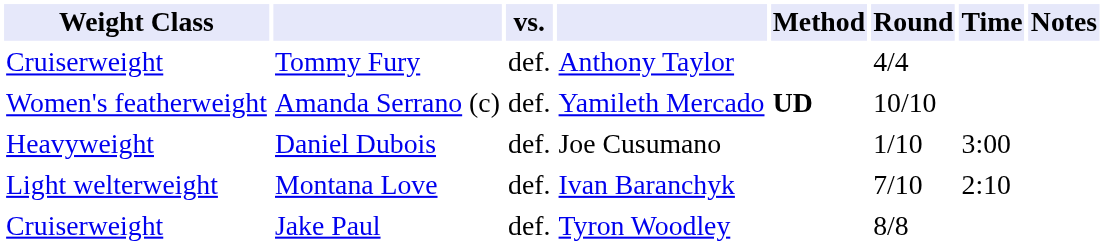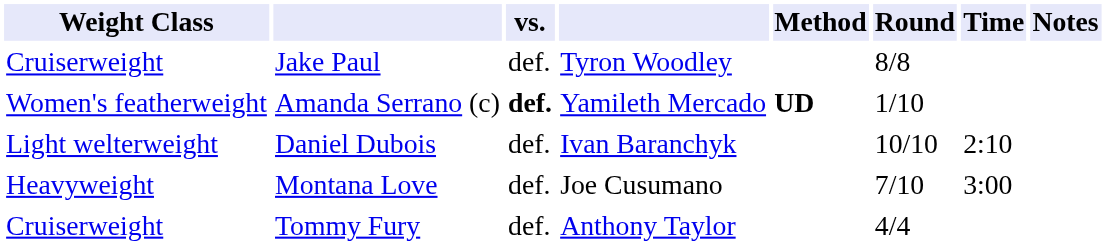rows swapped: (328, 225) <-> (348, 62)
(529, 103) normal -> (530, 103) bold
(905, 103) 10/10 -> (899, 103) 1/10
(80, 144) Heavyweight -> (112, 144) Light welterweight
(640, 144) Joe Cusumano -> (648, 144) Ivan Baranchyk
(898, 144) 1/10 -> (906, 144) 10/10
(986, 144) 3:00 -> (988, 144) 2:10
(112, 185) Light welterweight -> (80, 185) Heavyweight
(647, 185) Ivan Baranchyk -> (641, 185) Joe Cusumano
(986, 185) 2:10 -> (988, 185) 3:00
